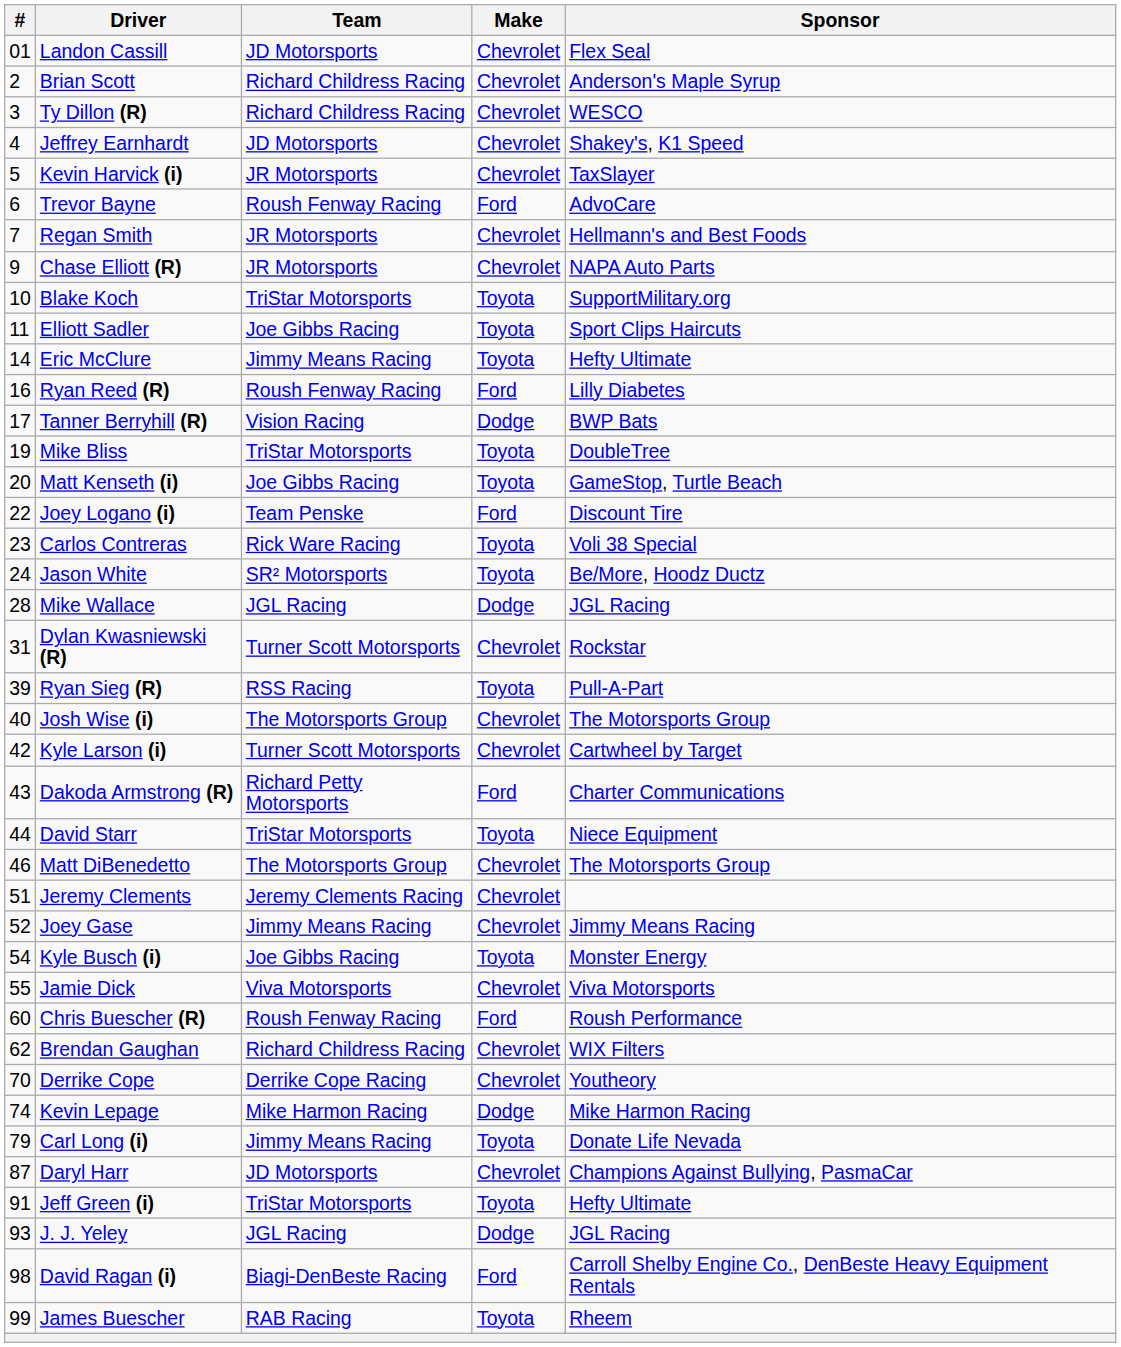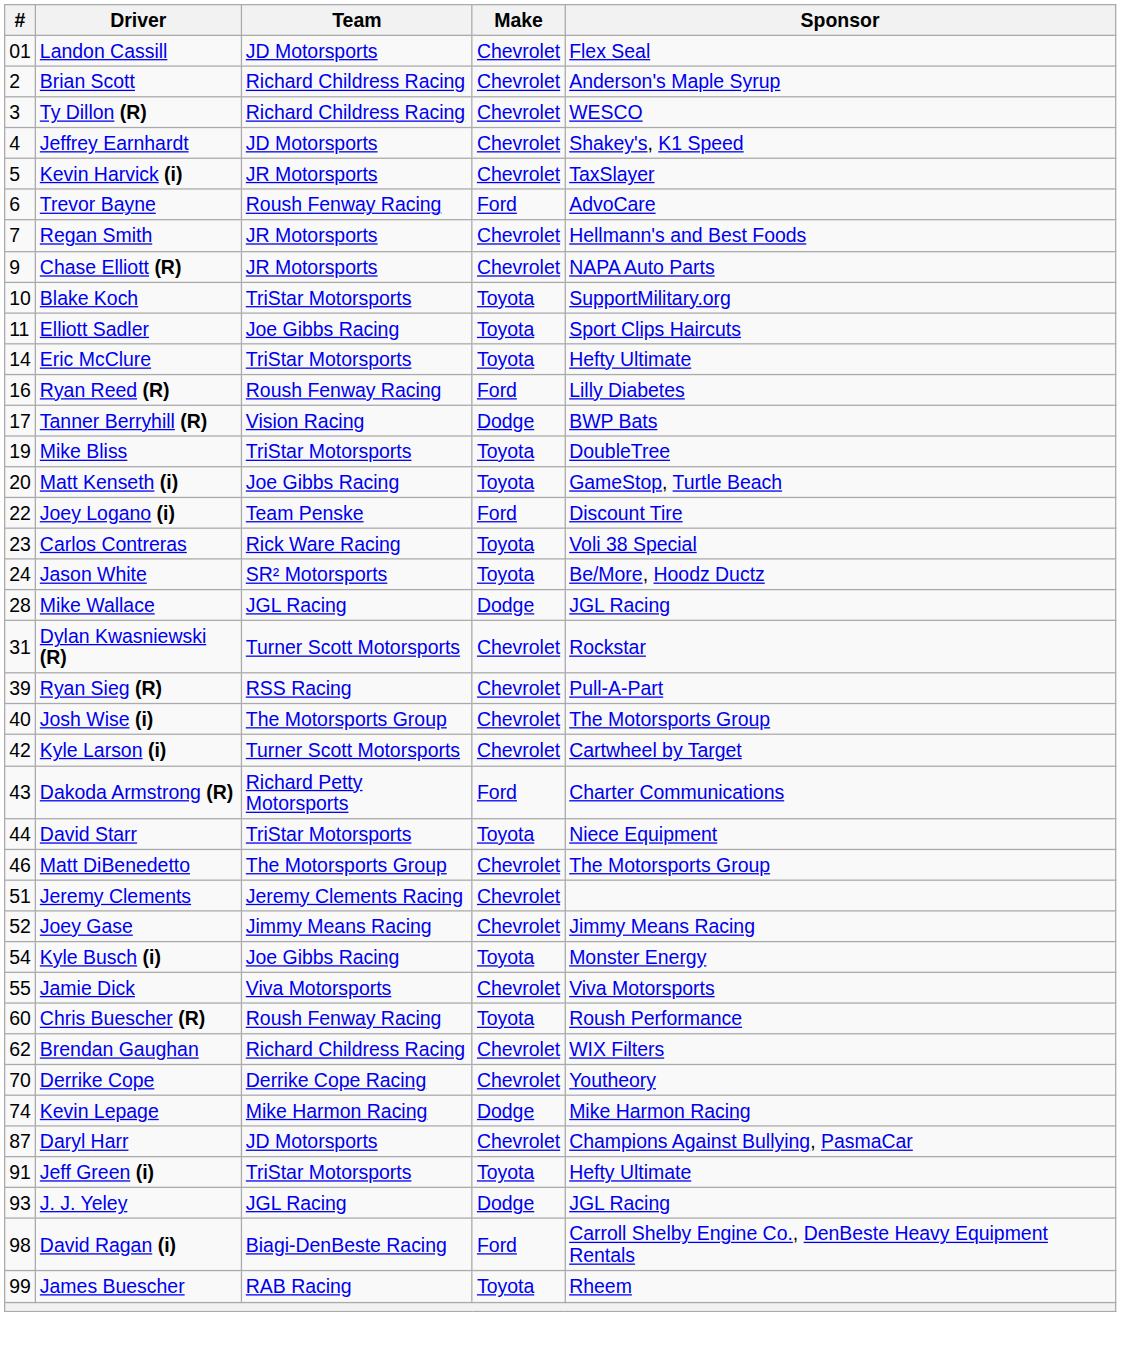(339, 359) Jimmy Means Racing -> (329, 359) TriStar Motorsports
(506, 689) Toyota -> (519, 689) Chevrolet
(497, 1019) Ford -> (506, 1019) Toyota
- row: (94, 1142)
